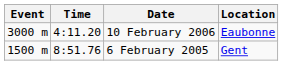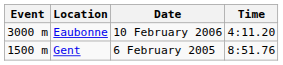columns swapped: (77, 14) <-> (248, 14)
